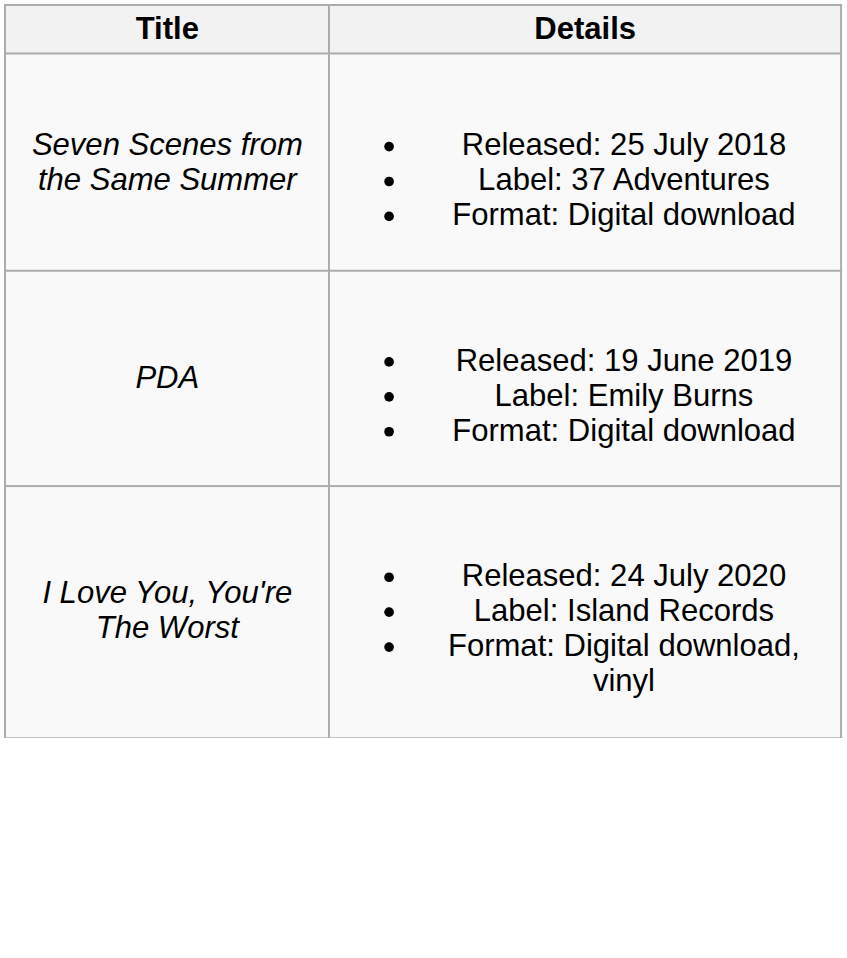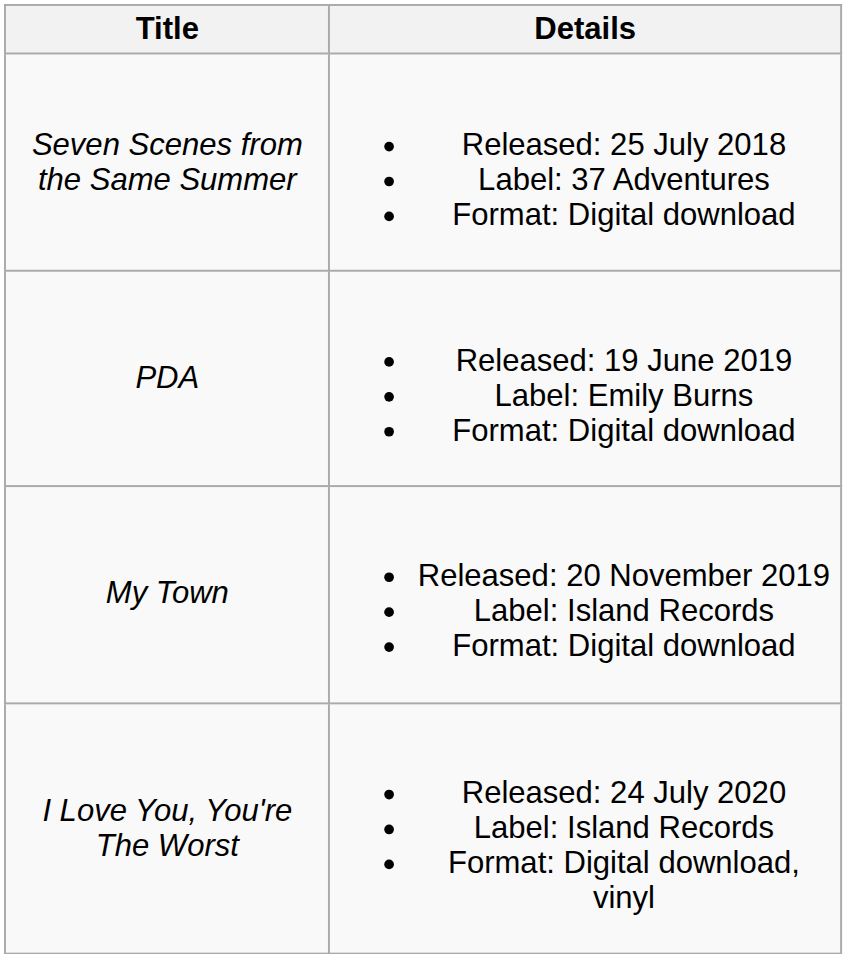+ row: (167, 593)
